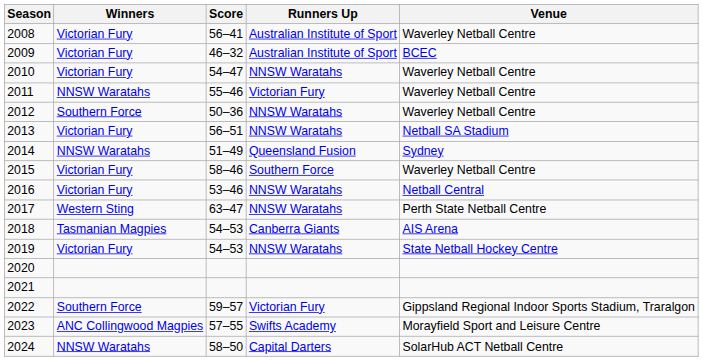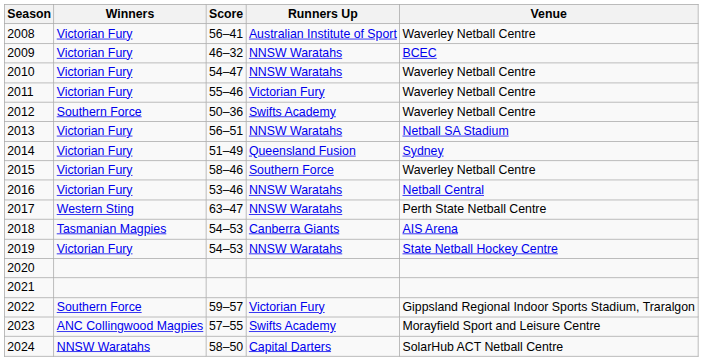(323, 53) Australian Institute of Sport -> (296, 53) NNSW Waratahs
(103, 92) NNSW Waratahs -> (95, 92) Victorian Fury
(296, 111) NNSW Waratahs -> (292, 111) Swifts Academy
(103, 151) NNSW Waratahs -> (95, 151) Victorian Fury
